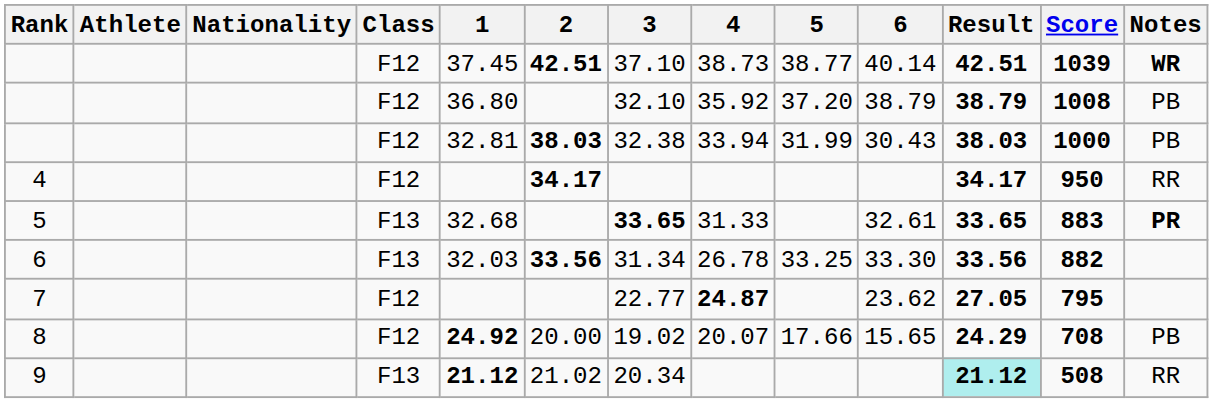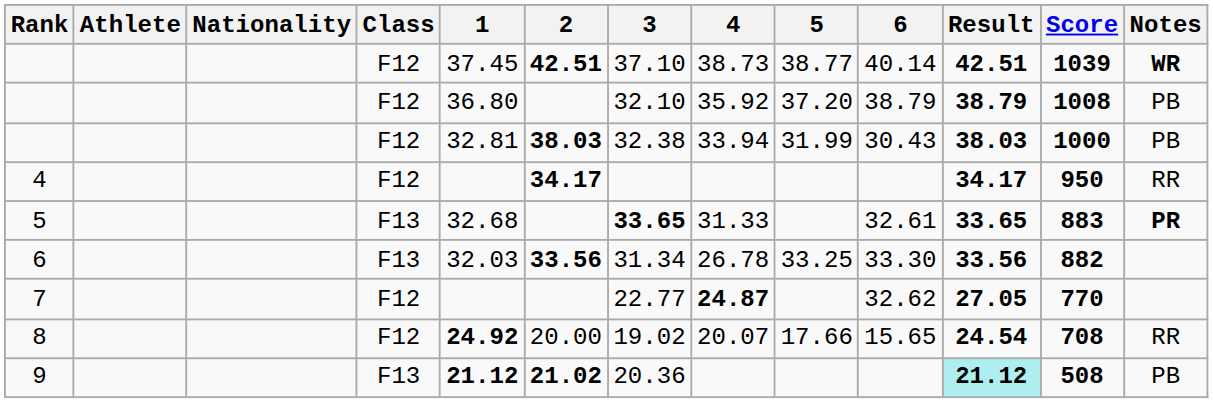(900, 299) 23.62 -> (900, 299) 32.62
(1082, 299) 795 -> (1082, 299) 770
(991, 338) 24.29 -> (991, 338) 24.54
(1166, 338) PB -> (1166, 338) RR
(566, 377) normal -> (566, 377) bold
(650, 377) 20.34 -> (650, 377) 20.36
(1166, 377) RR -> (1166, 377) PB
